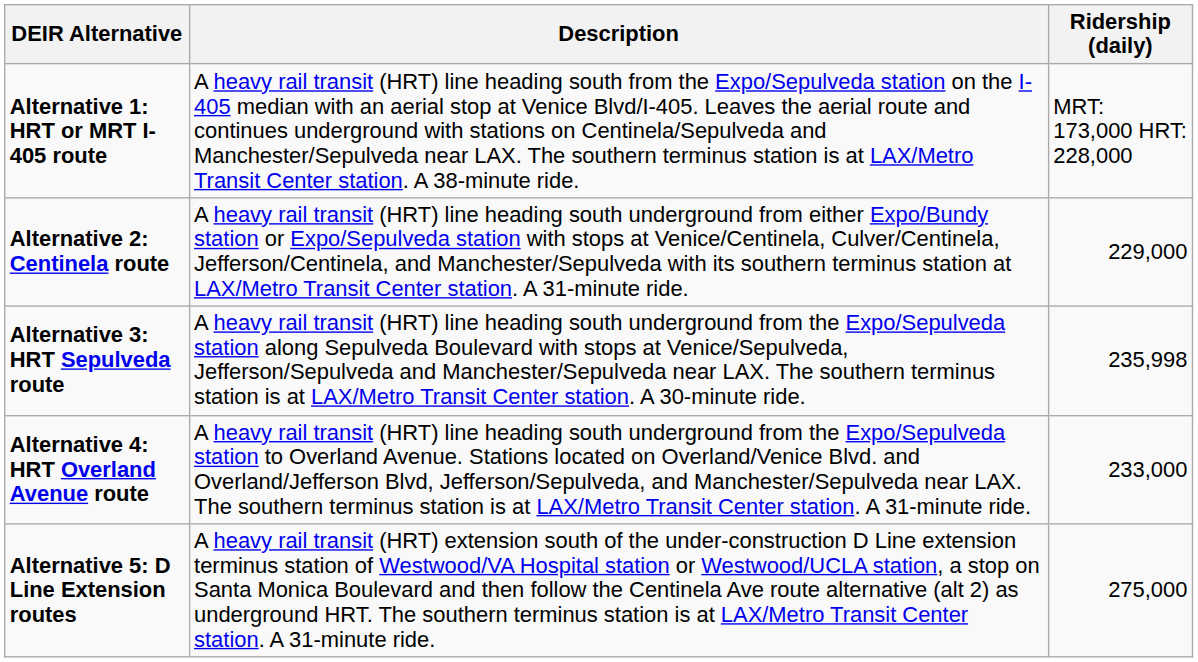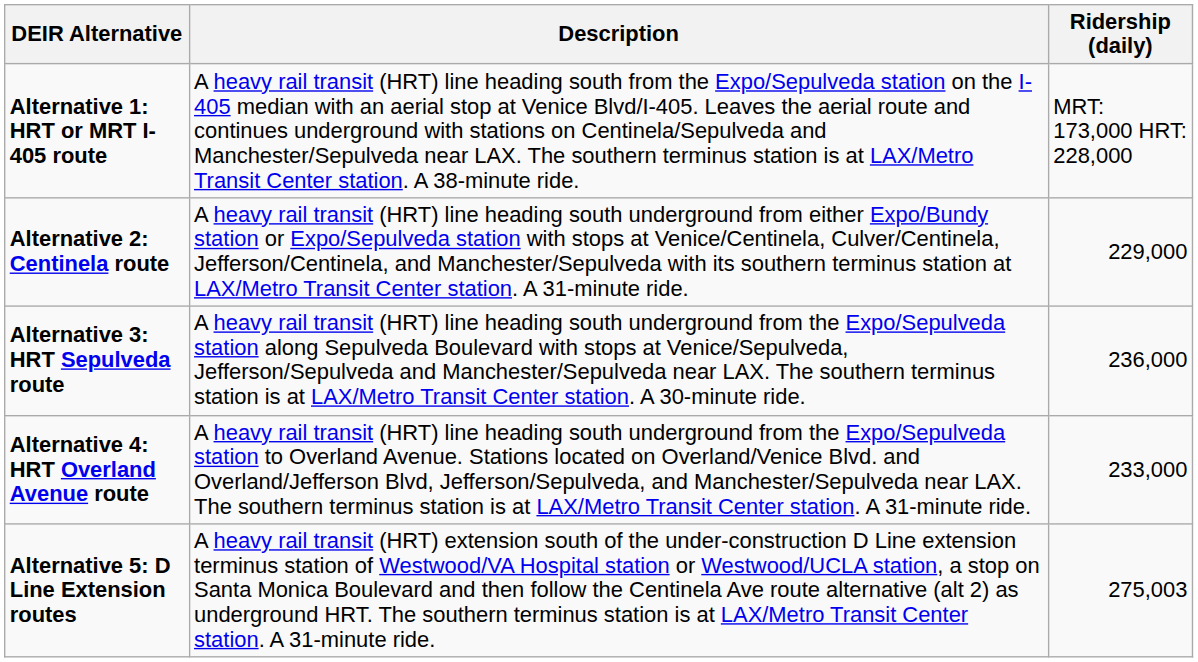(1148, 360) 235,998 -> (1148, 360) 236,000
(1148, 590) 275,000 -> (1148, 590) 275,003
